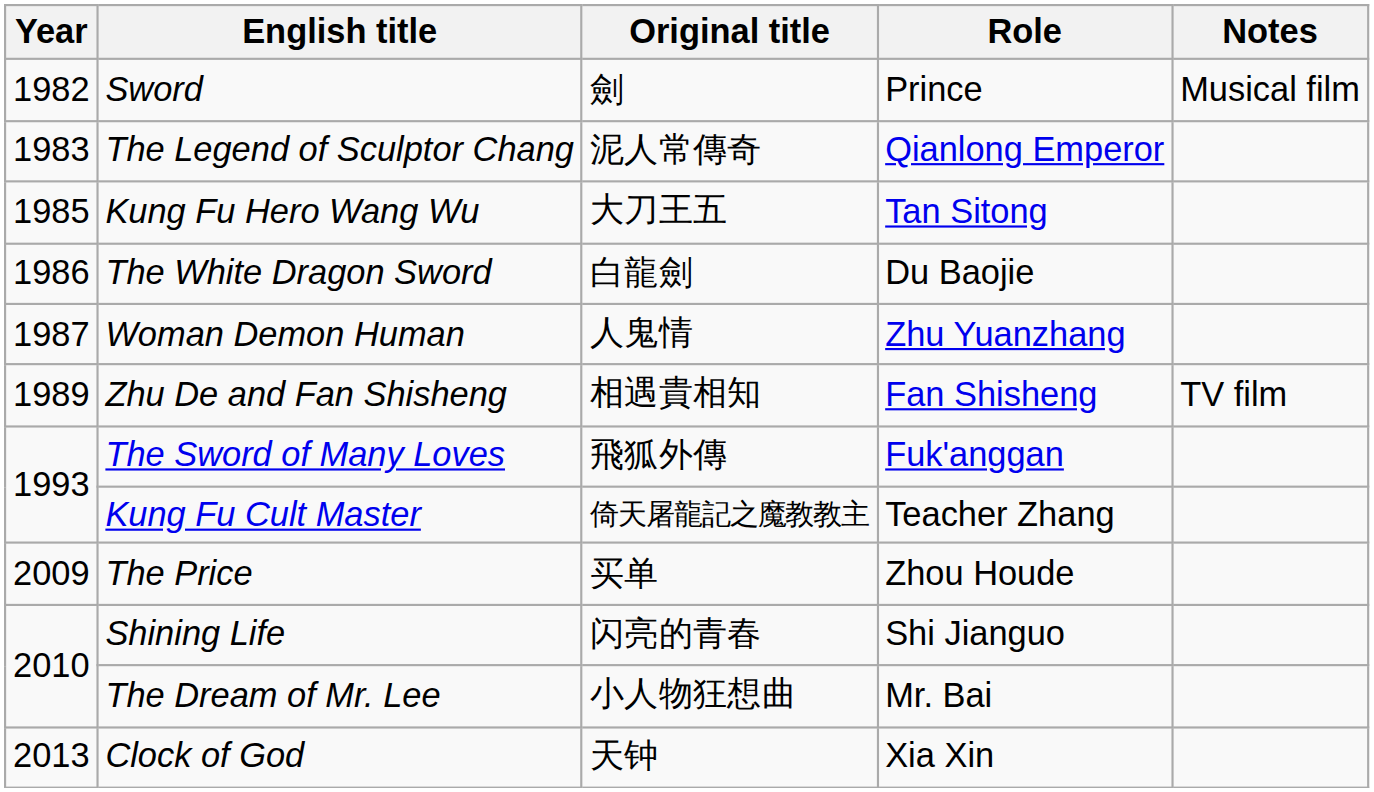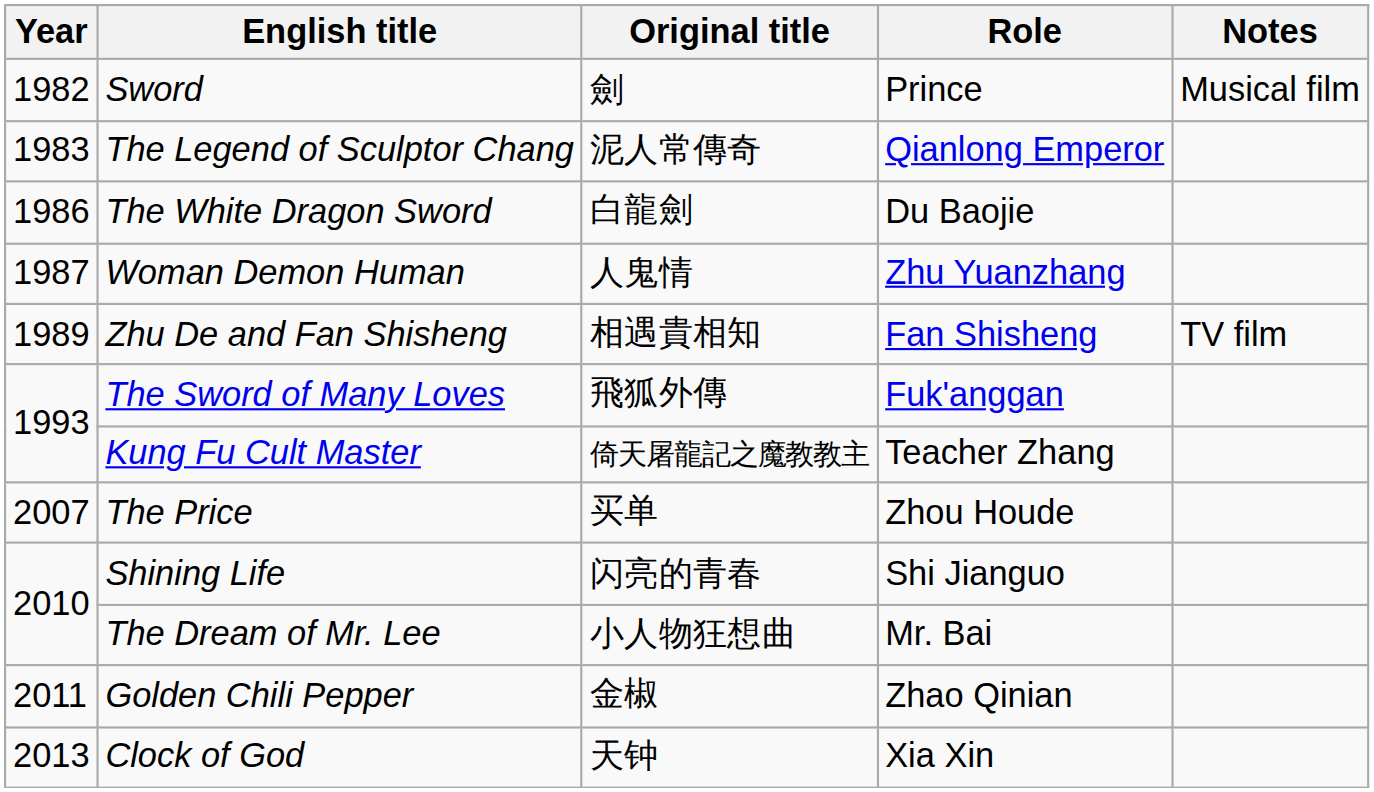- row: (292, 211)
(51, 573) 2009 -> (51, 512) 2007
+ row: (259, 695)
